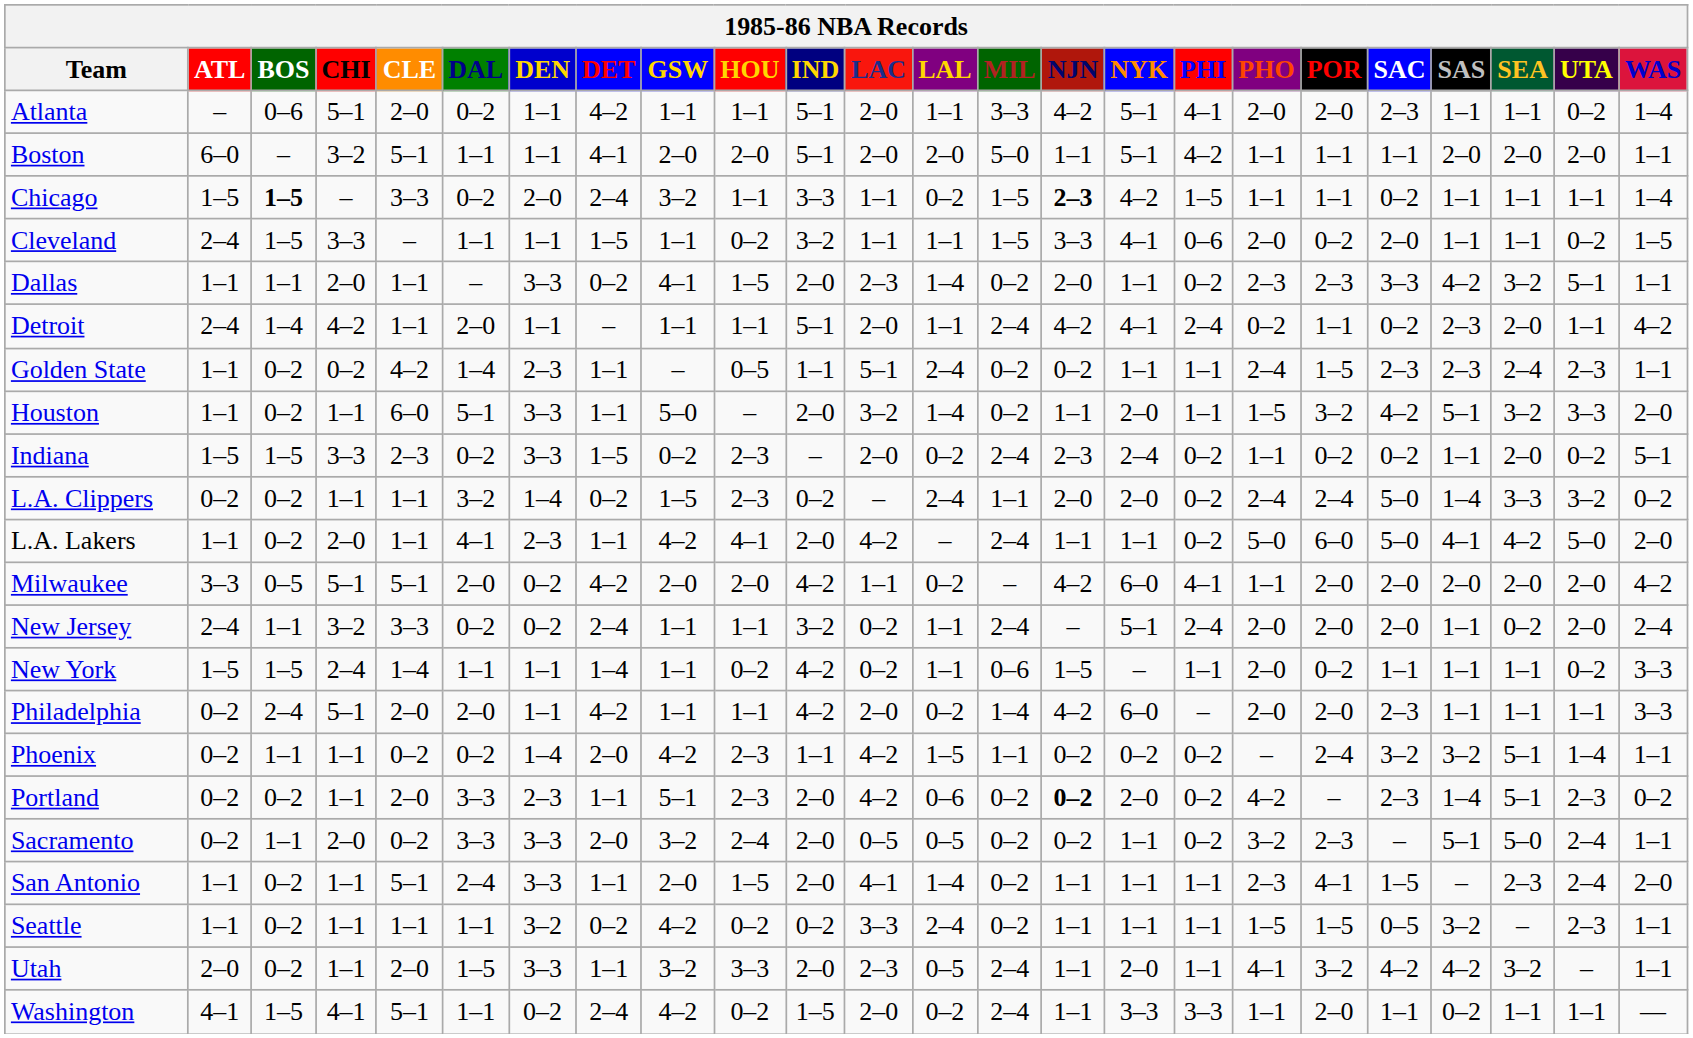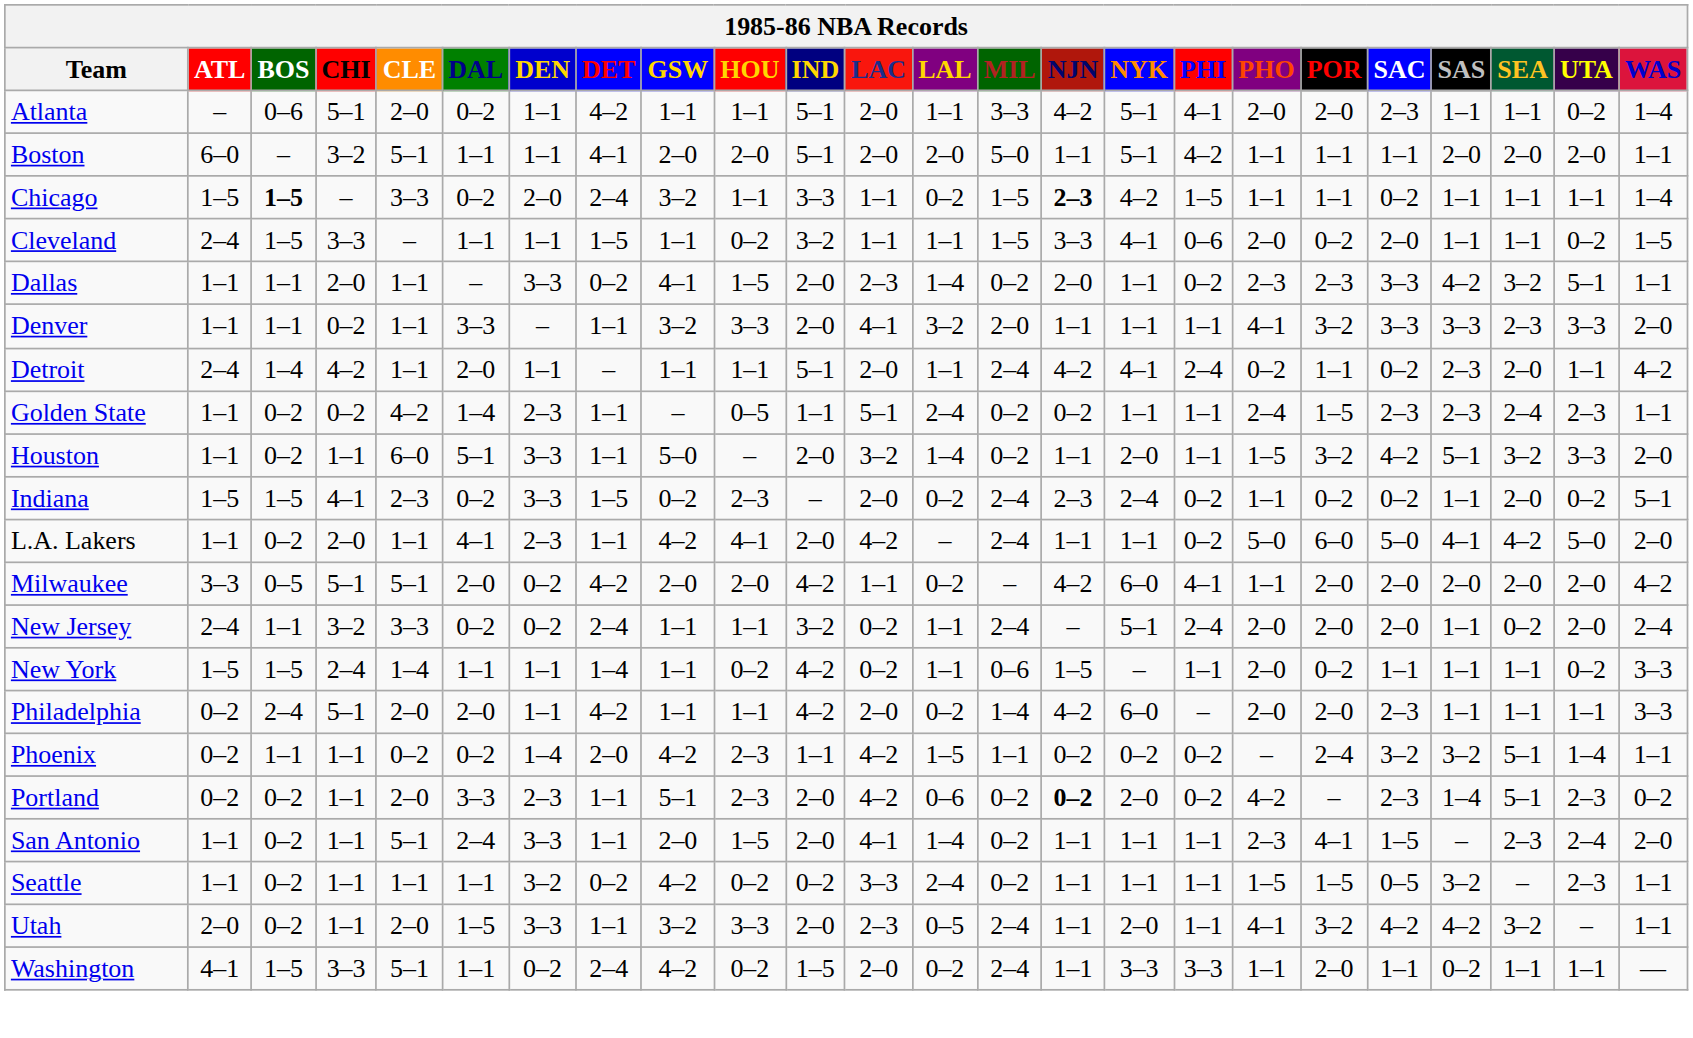+ row: (49, 326)
(346, 454) 3–3 -> (346, 497) 4–1
- row: (82, 497)
- row: (72, 840)
(346, 1011) 4–1 -> (346, 968) 3–3
